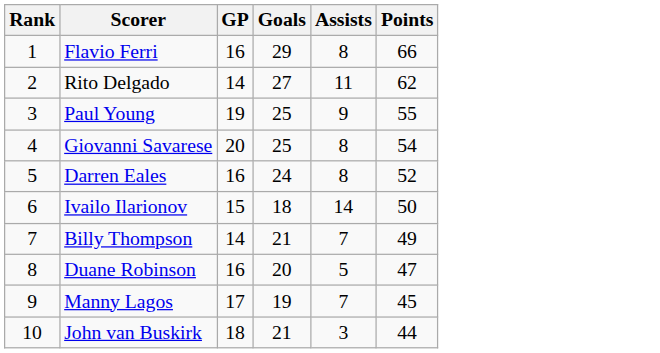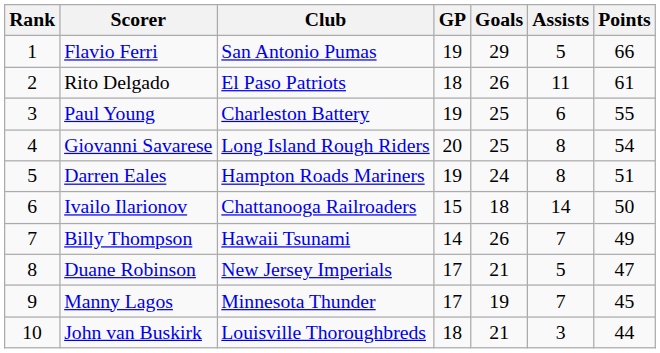+ column: (325, 20)
(235, 51) 16 -> (452, 51) 19
(343, 51) 8 -> (561, 51) 5
(235, 82) 14 -> (452, 82) 18
(282, 82) 27 -> (499, 82) 26
(407, 82) 62 -> (624, 82) 61
(343, 113) 9 -> (561, 113) 6
(235, 176) 16 -> (452, 176) 19
(407, 176) 52 -> (624, 176) 51
(282, 238) 21 -> (499, 238) 26
(235, 269) 16 -> (452, 269) 17
(282, 269) 20 -> (499, 269) 21
